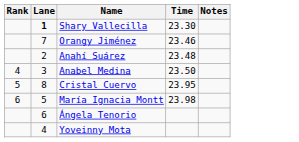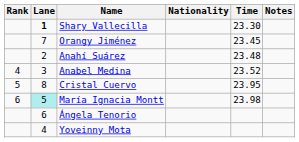+ column: (198, 12)
(182, 42) 23.46 -> (247, 42) 23.45
(182, 71) 23.50 -> (247, 71) 23.52
(44, 101) no background -> (44, 101) paleturquoise background
